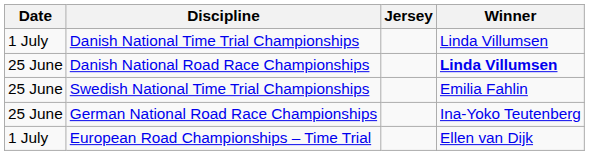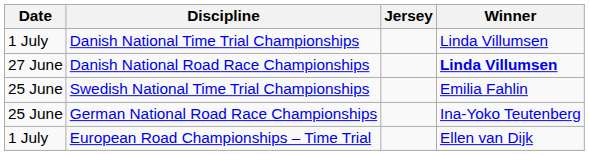(35, 65) 25 June -> (35, 65) 27 June
